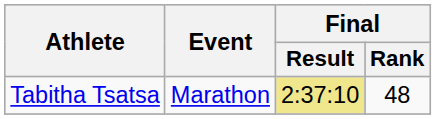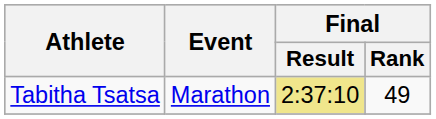(397, 96) 48 -> (397, 96) 49
